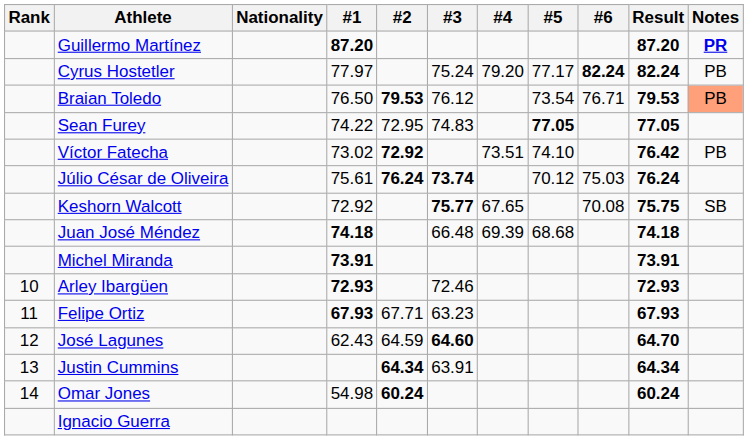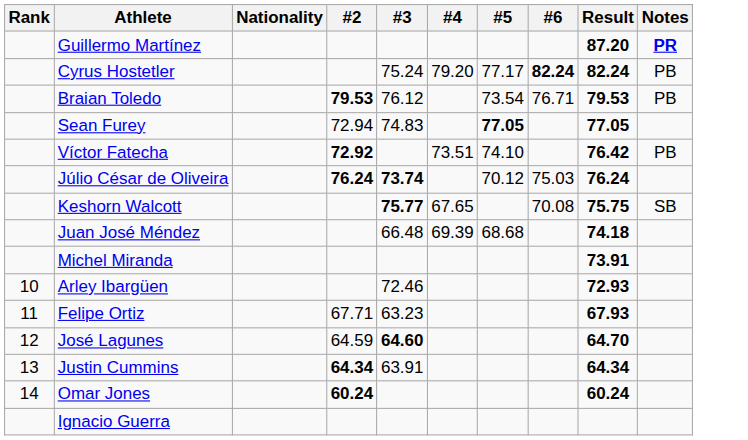- column: (352, 17)
(715, 98) lightsalmon background -> (665, 98) no background
(402, 125) 72.95 -> (352, 125) 72.94
